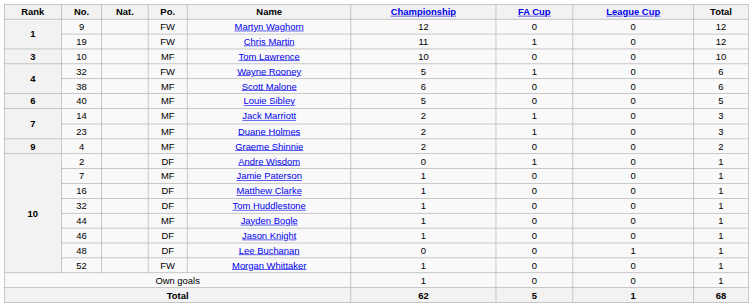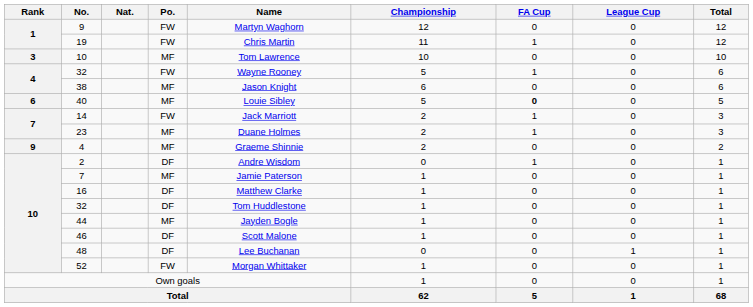(269, 87) Scott Malone -> (269, 87) Jason Knight
(534, 101) normal -> (534, 101) bold
(168, 116) MF -> (168, 116) FW
(269, 236) Jason Knight -> (269, 236) Scott Malone
